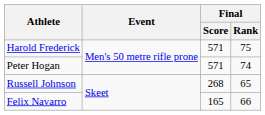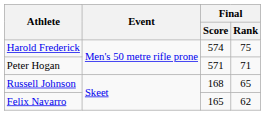(216, 48) 571 -> (216, 48) 574
(246, 66) 74 -> (246, 66) 71
(216, 83) 268 -> (216, 83) 168
(246, 101) 66 -> (246, 101) 62
